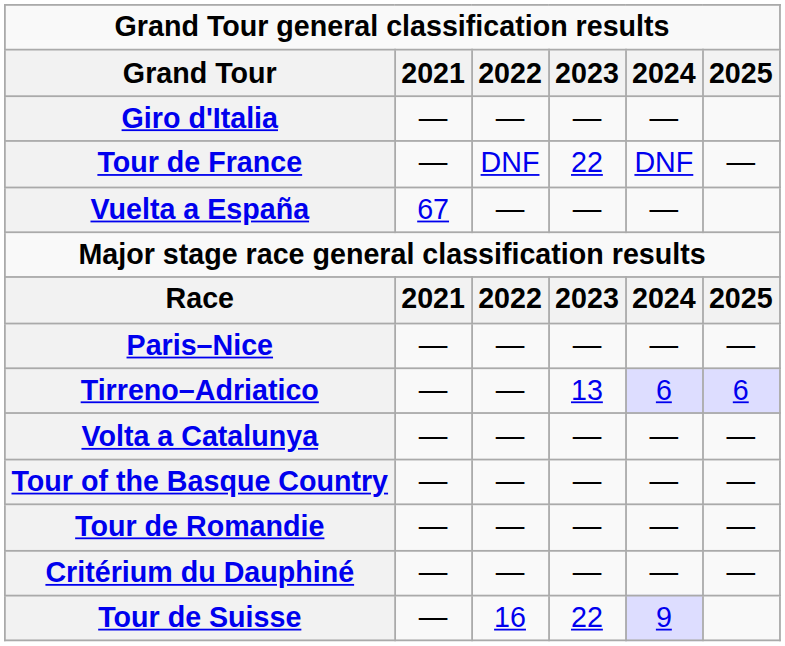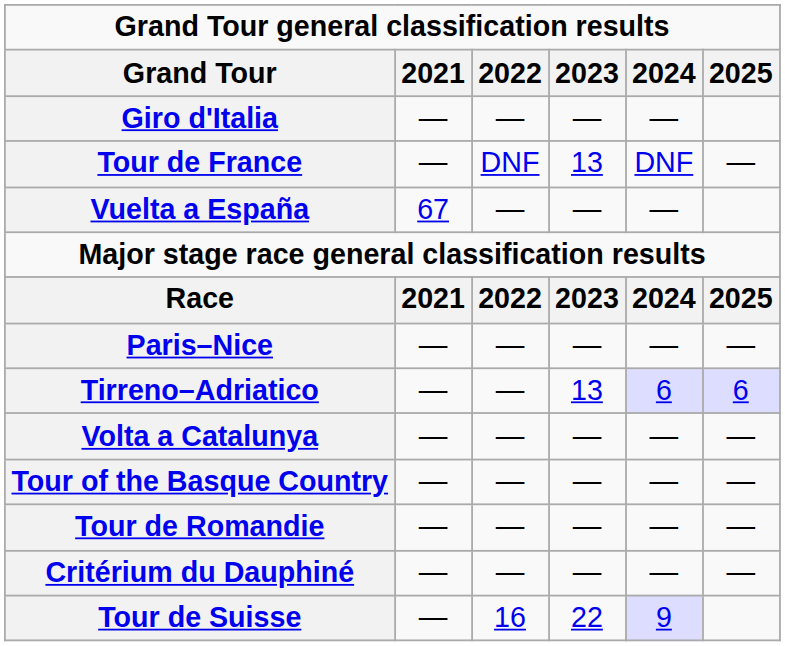(587, 163) 22 -> (587, 163) 13
